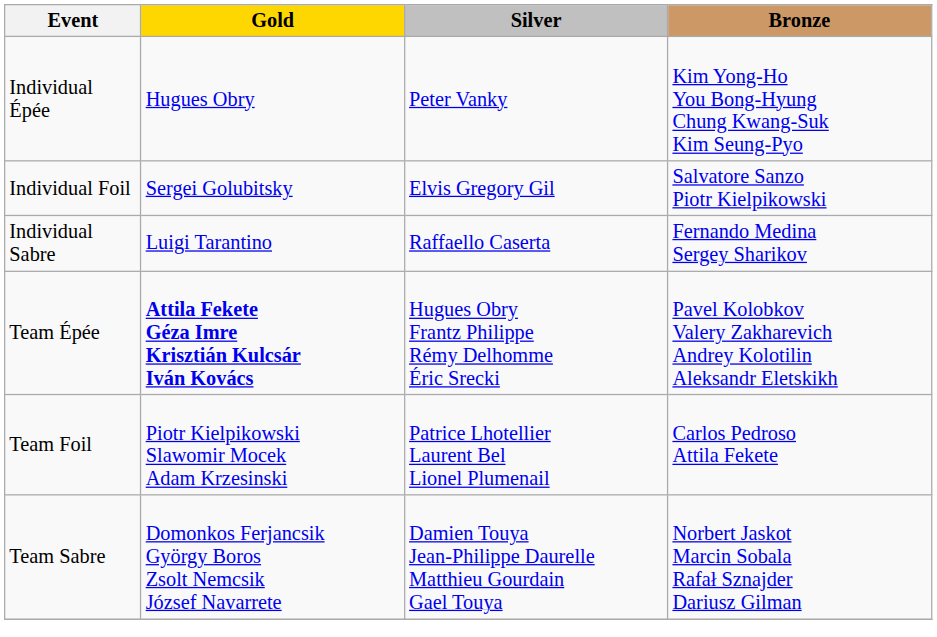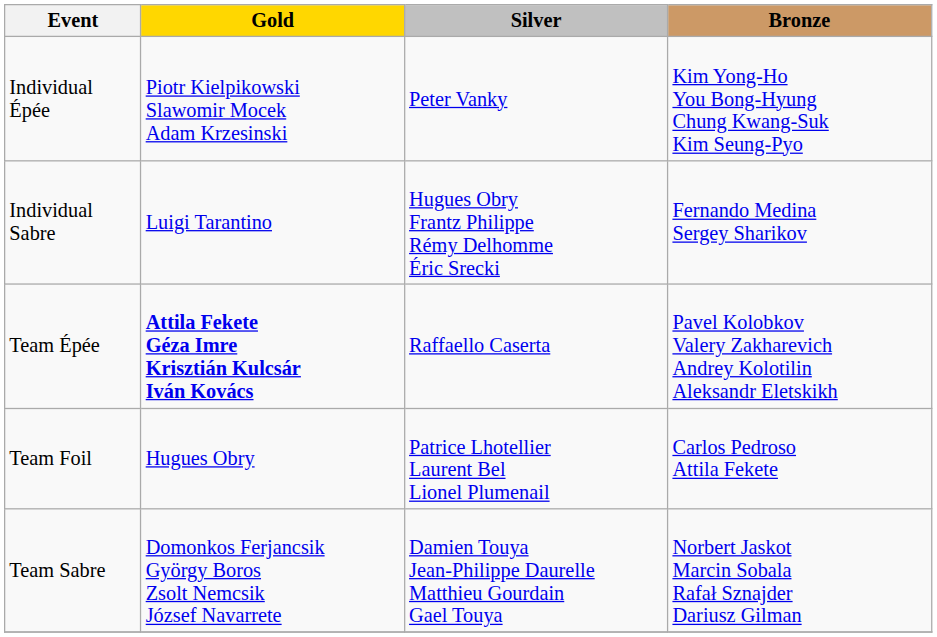(200, 98) Hugues Obry -> (223, 109) Piotr Kielpikowski Slawomir Mocek Adam Krzesinski
- row: (70, 187)
(480, 243) Raffaello Caserta -> (481, 233) Hugues Obry Frantz Philippe Rémy Delhomme Éric Srecki
(481, 343) Hugues Obry Frantz Philippe Rémy Delhomme Éric Srecki -> (480, 345) Raffaello Caserta
(223, 456) Piotr Kielpikowski Slawomir Mocek Adam Krzesinski -> (200, 458) Hugues Obry
